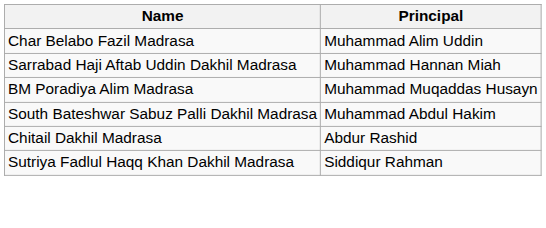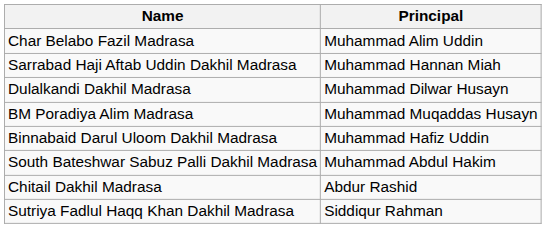+ row: (99, 89)
+ row: (142, 138)
